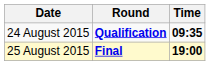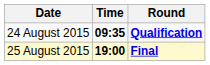columns swapped: (187, 13) <-> (131, 13)
